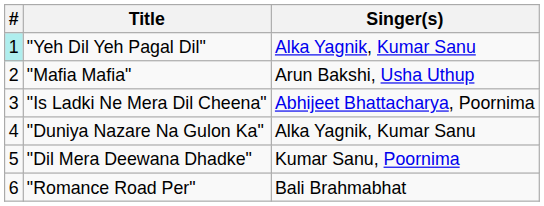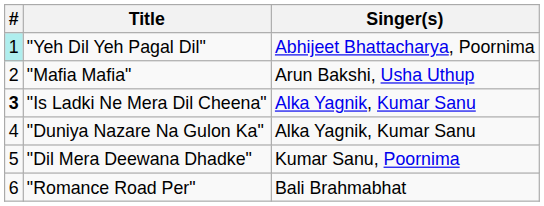(375, 47) Alka Yagnik, Kumar Sanu -> (405, 47) Abhijeet Bhattacharya, Poornima
(14, 103) normal -> (14, 103) bold
(405, 103) Abhijeet Bhattacharya, Poornima -> (375, 103) Alka Yagnik, Kumar Sanu
